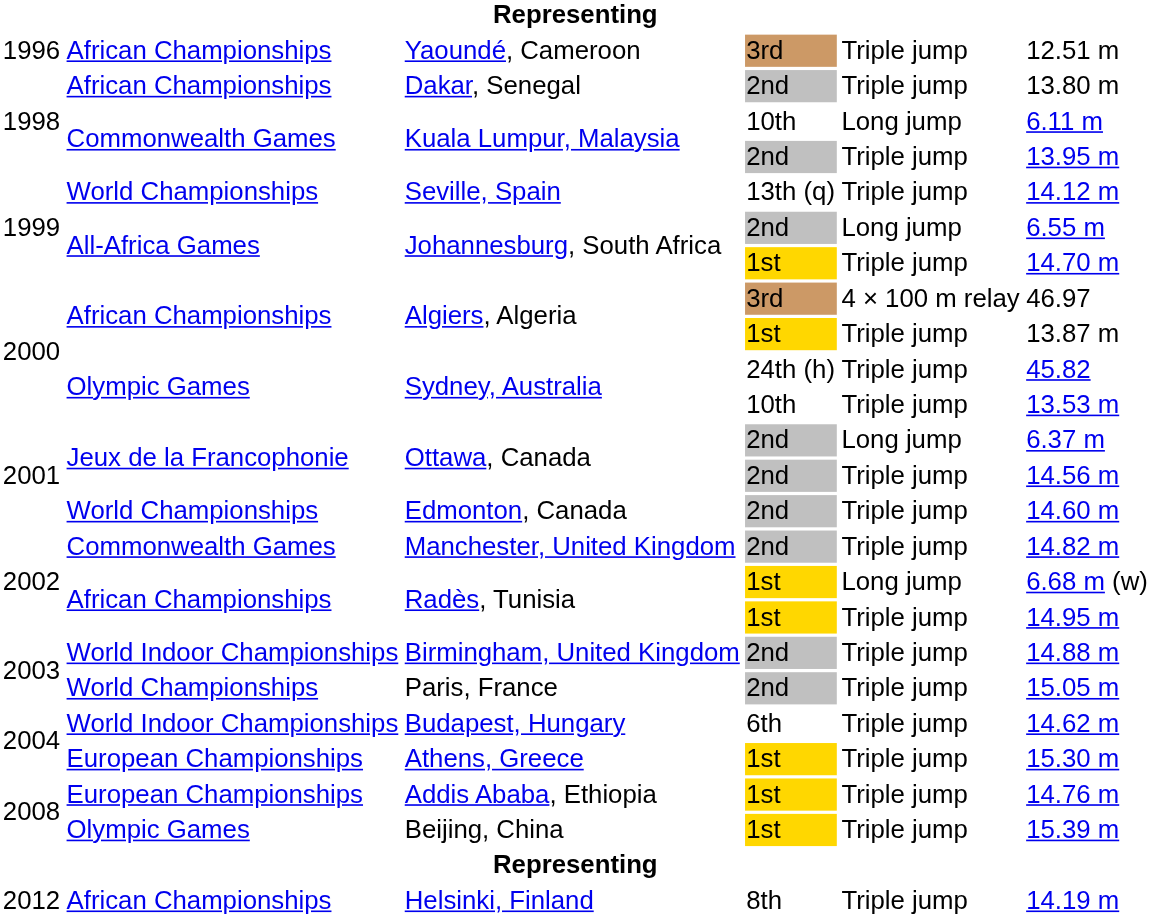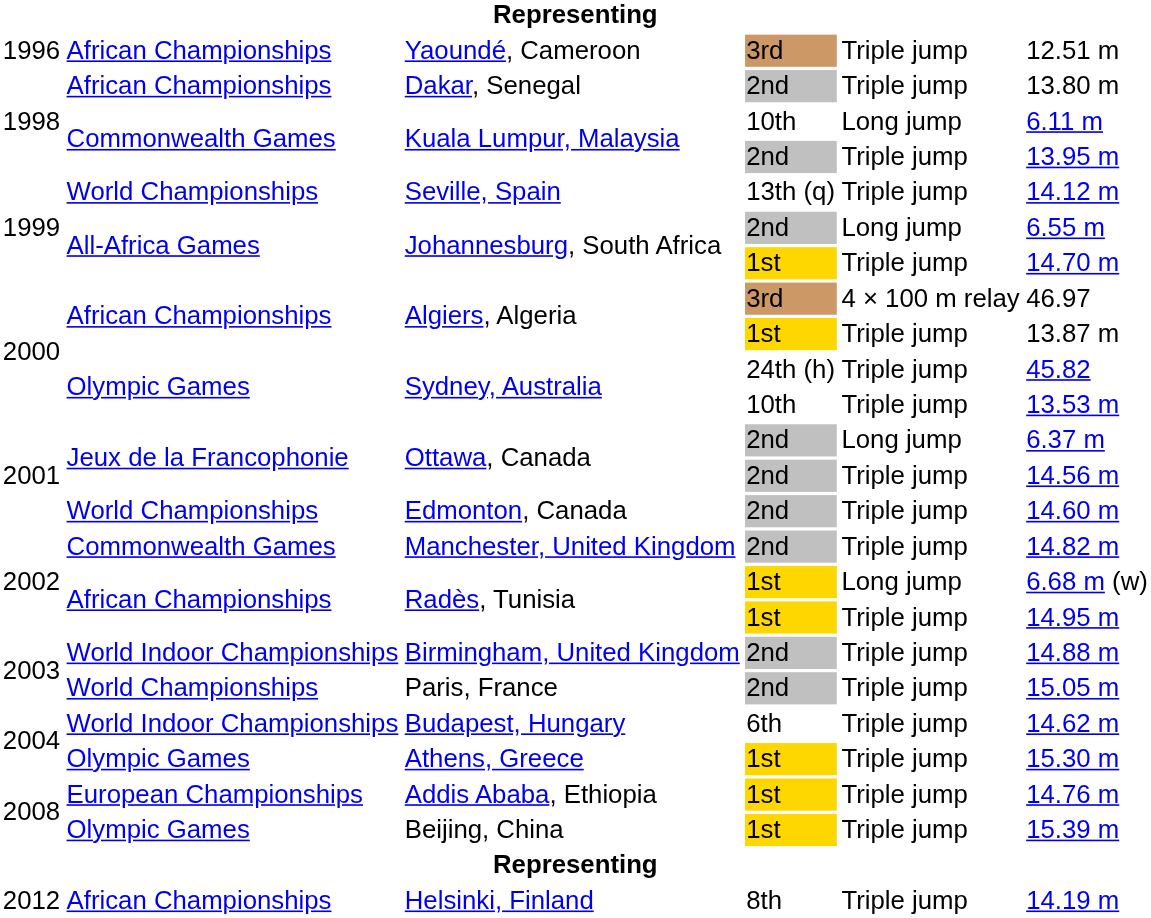(215, 758) European Championships -> (158, 758) Olympic Games
